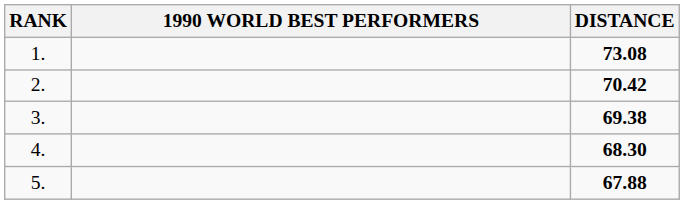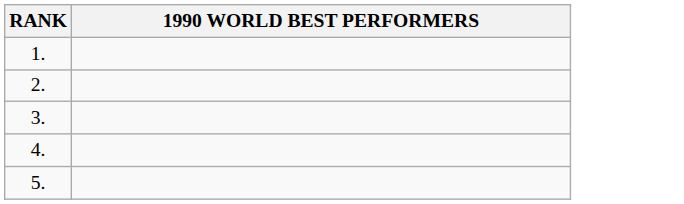- column: (625, 21)
